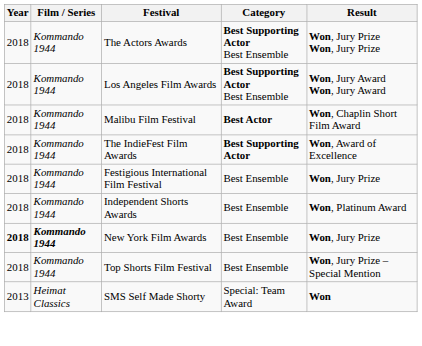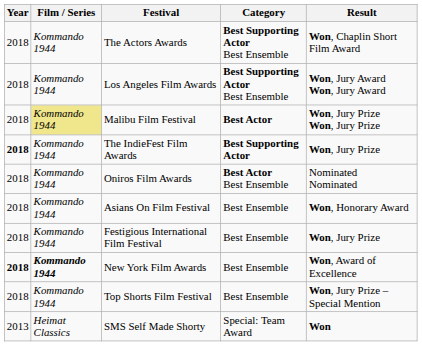(345, 42) Won, Jury Prize Won, Jury Prize -> (353, 42) Won, Chaplin Short Film Award
(59, 119) no background -> (59, 119) khaki background
(353, 119) Won, Chaplin Short Film Award -> (344, 119) Won, Jury Prize Won, Jury Prize
(18, 149) normal -> (18, 149) bold
(343, 149) Won, Award of Excellence -> (344, 149) Won, Jury Prize
+ row: (148, 178)
+ row: (157, 208)
- row: (146, 208)
(345, 237) Won, Jury Prize -> (342, 267) Won, Award of Excellence
